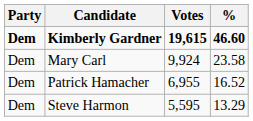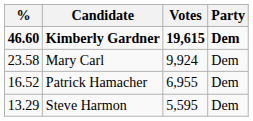columns swapped: (24, 15) <-> (229, 15)
